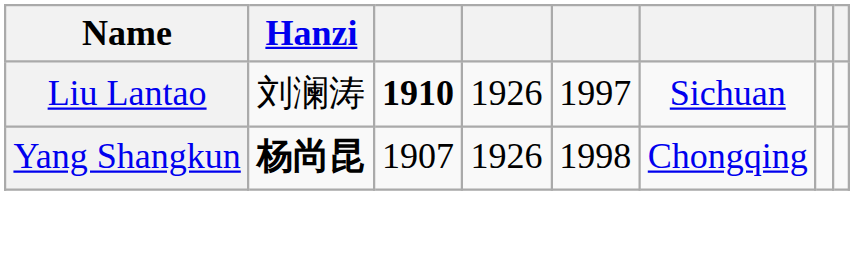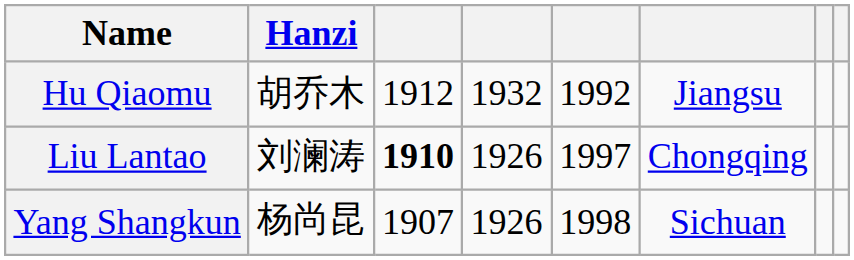+ row: (127, 93)
(728, 93) Sichuan -> (728, 157) Chongqing
(311, 156) bold -> (311, 220) normal
(728, 157) Chongqing -> (728, 221) Sichuan
